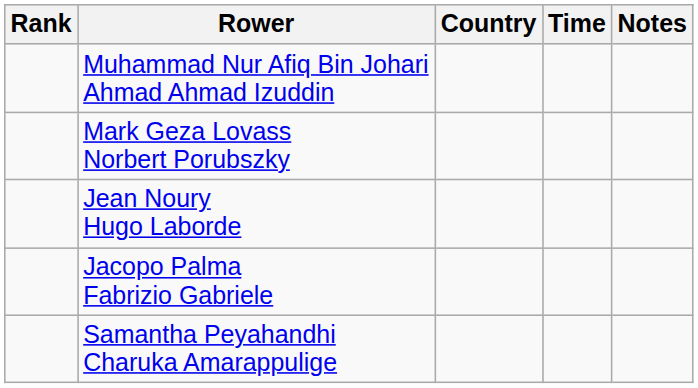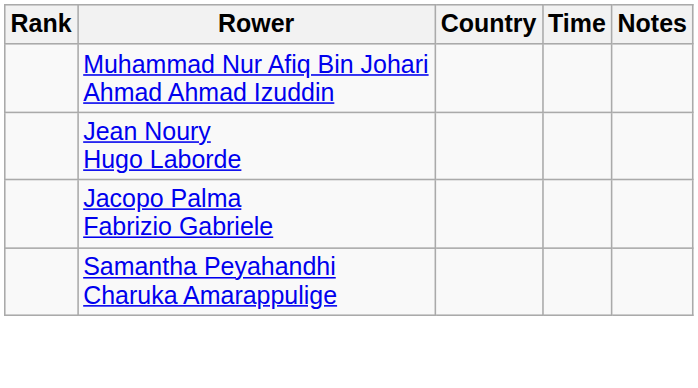- row: (187, 145)
